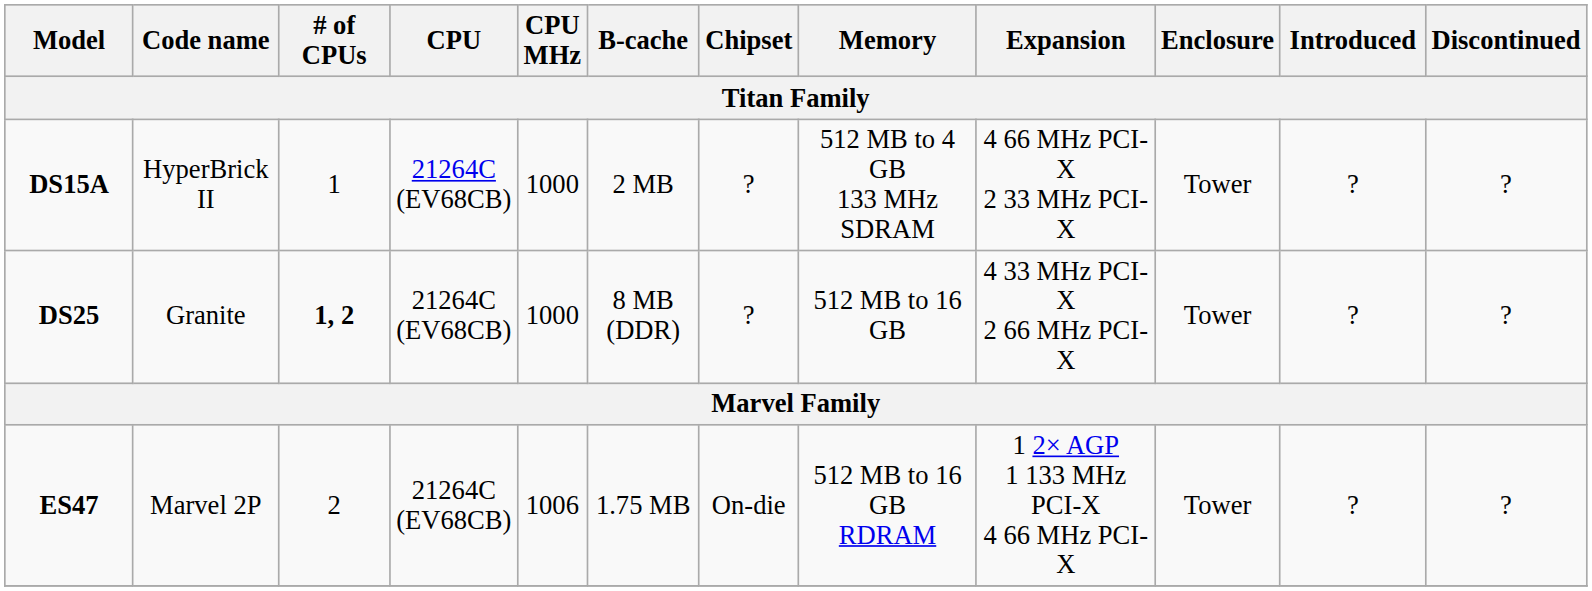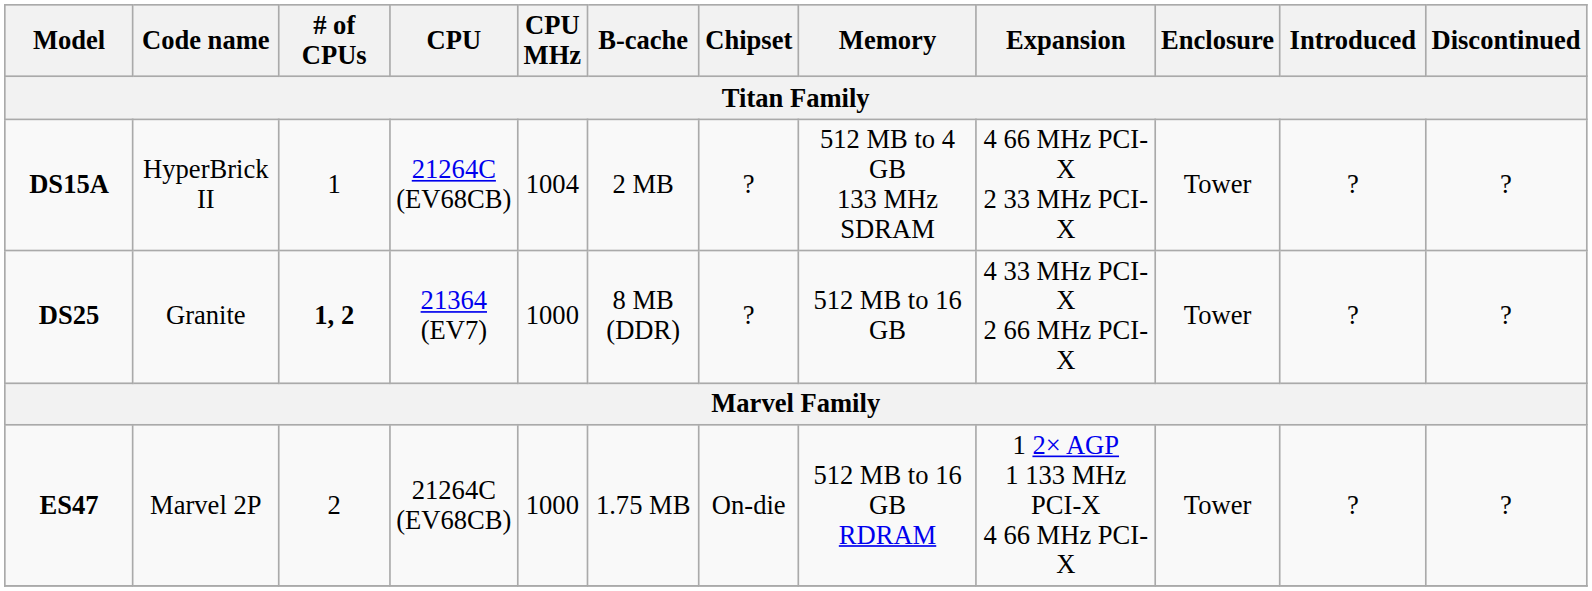(552, 184) 1000 -> (552, 184) 1004
(454, 316) 21264C (EV68CB) -> (454, 316) 21364 (EV7)
(552, 505) 1006 -> (552, 505) 1000
